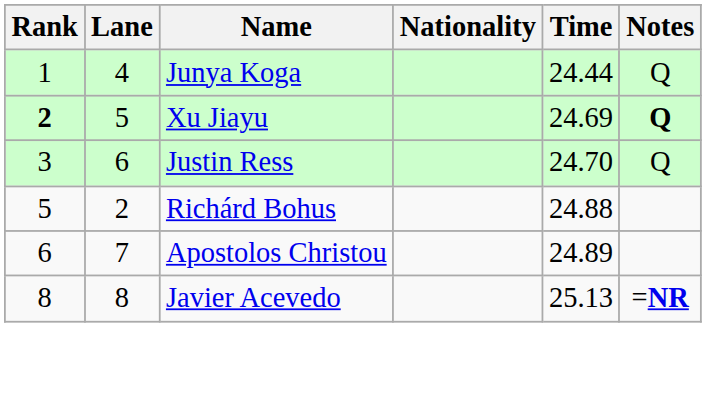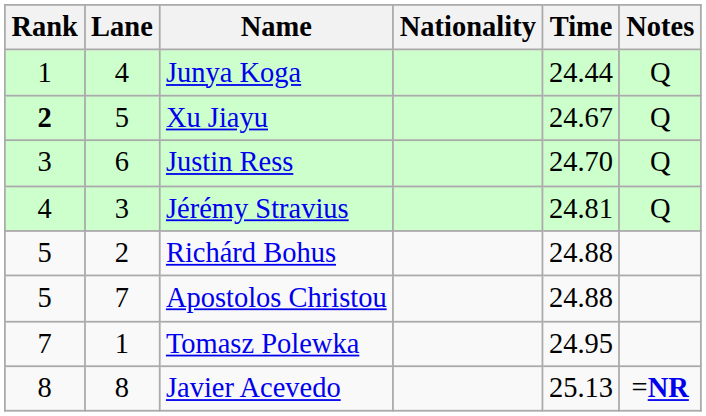(581, 117) 24.69 -> (581, 117) 24.67
(660, 117) bold -> (660, 117) normal
+ row: (257, 207)
(45, 252) 6 -> (45, 298) 5
(581, 252) 24.89 -> (581, 298) 24.88
+ row: (263, 343)
